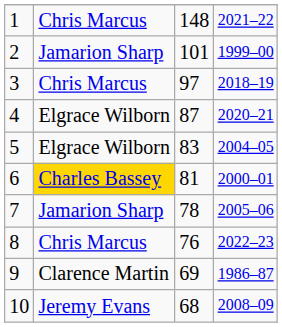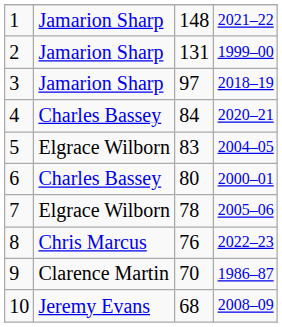(93, 20) Chris Marcus -> (101, 20) Jamarion Sharp
(194, 52) 101 -> (194, 52) 131
(93, 83) Chris Marcus -> (101, 83) Jamarion Sharp
(104, 115) Elgrace Wilborn -> (100, 115) Charles Bassey
(189, 115) 87 -> (189, 115) 84
(100, 178) gold background -> (100, 178) no background
(189, 178) 81 -> (189, 178) 80
(101, 210) Jamarion Sharp -> (104, 210) Elgrace Wilborn
(189, 274) 69 -> (189, 274) 70
